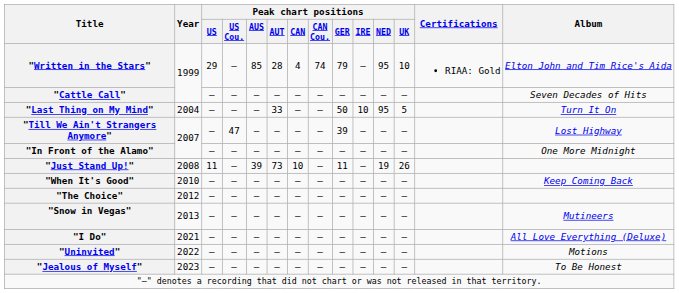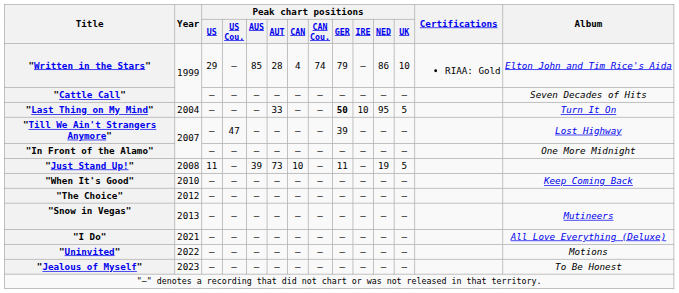(384, 65) 95 -> (384, 65) 86
(342, 110) normal -> (342, 110) bold
(404, 166) 26 -> (404, 166) 5
